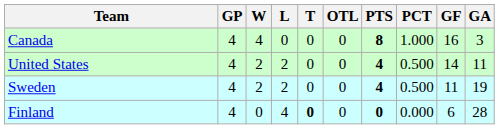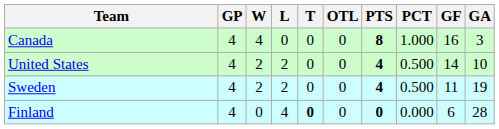(480, 64) 11 -> (480, 64) 10
